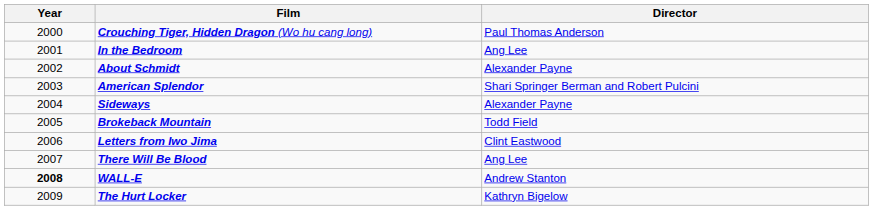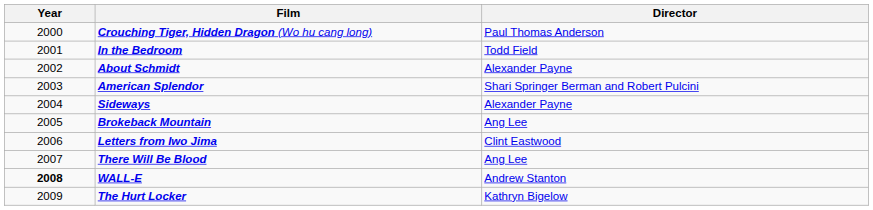(506, 50) Ang Lee -> (511, 50) Todd Field
(511, 123) Todd Field -> (506, 123) Ang Lee
